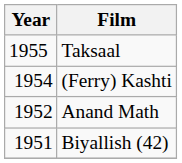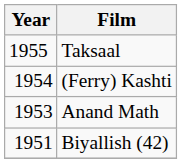(31, 111) 1952 -> (31, 111) 1953
